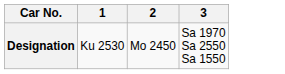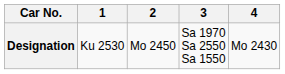+ column: (254, 13)
